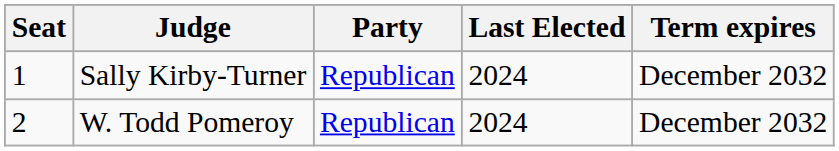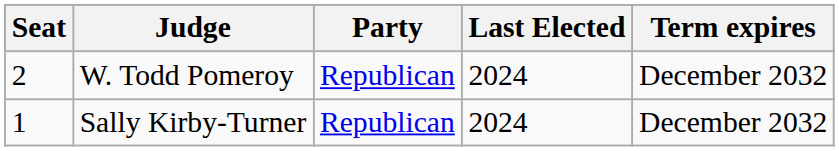rows swapped: (193, 74) <-> (187, 121)
